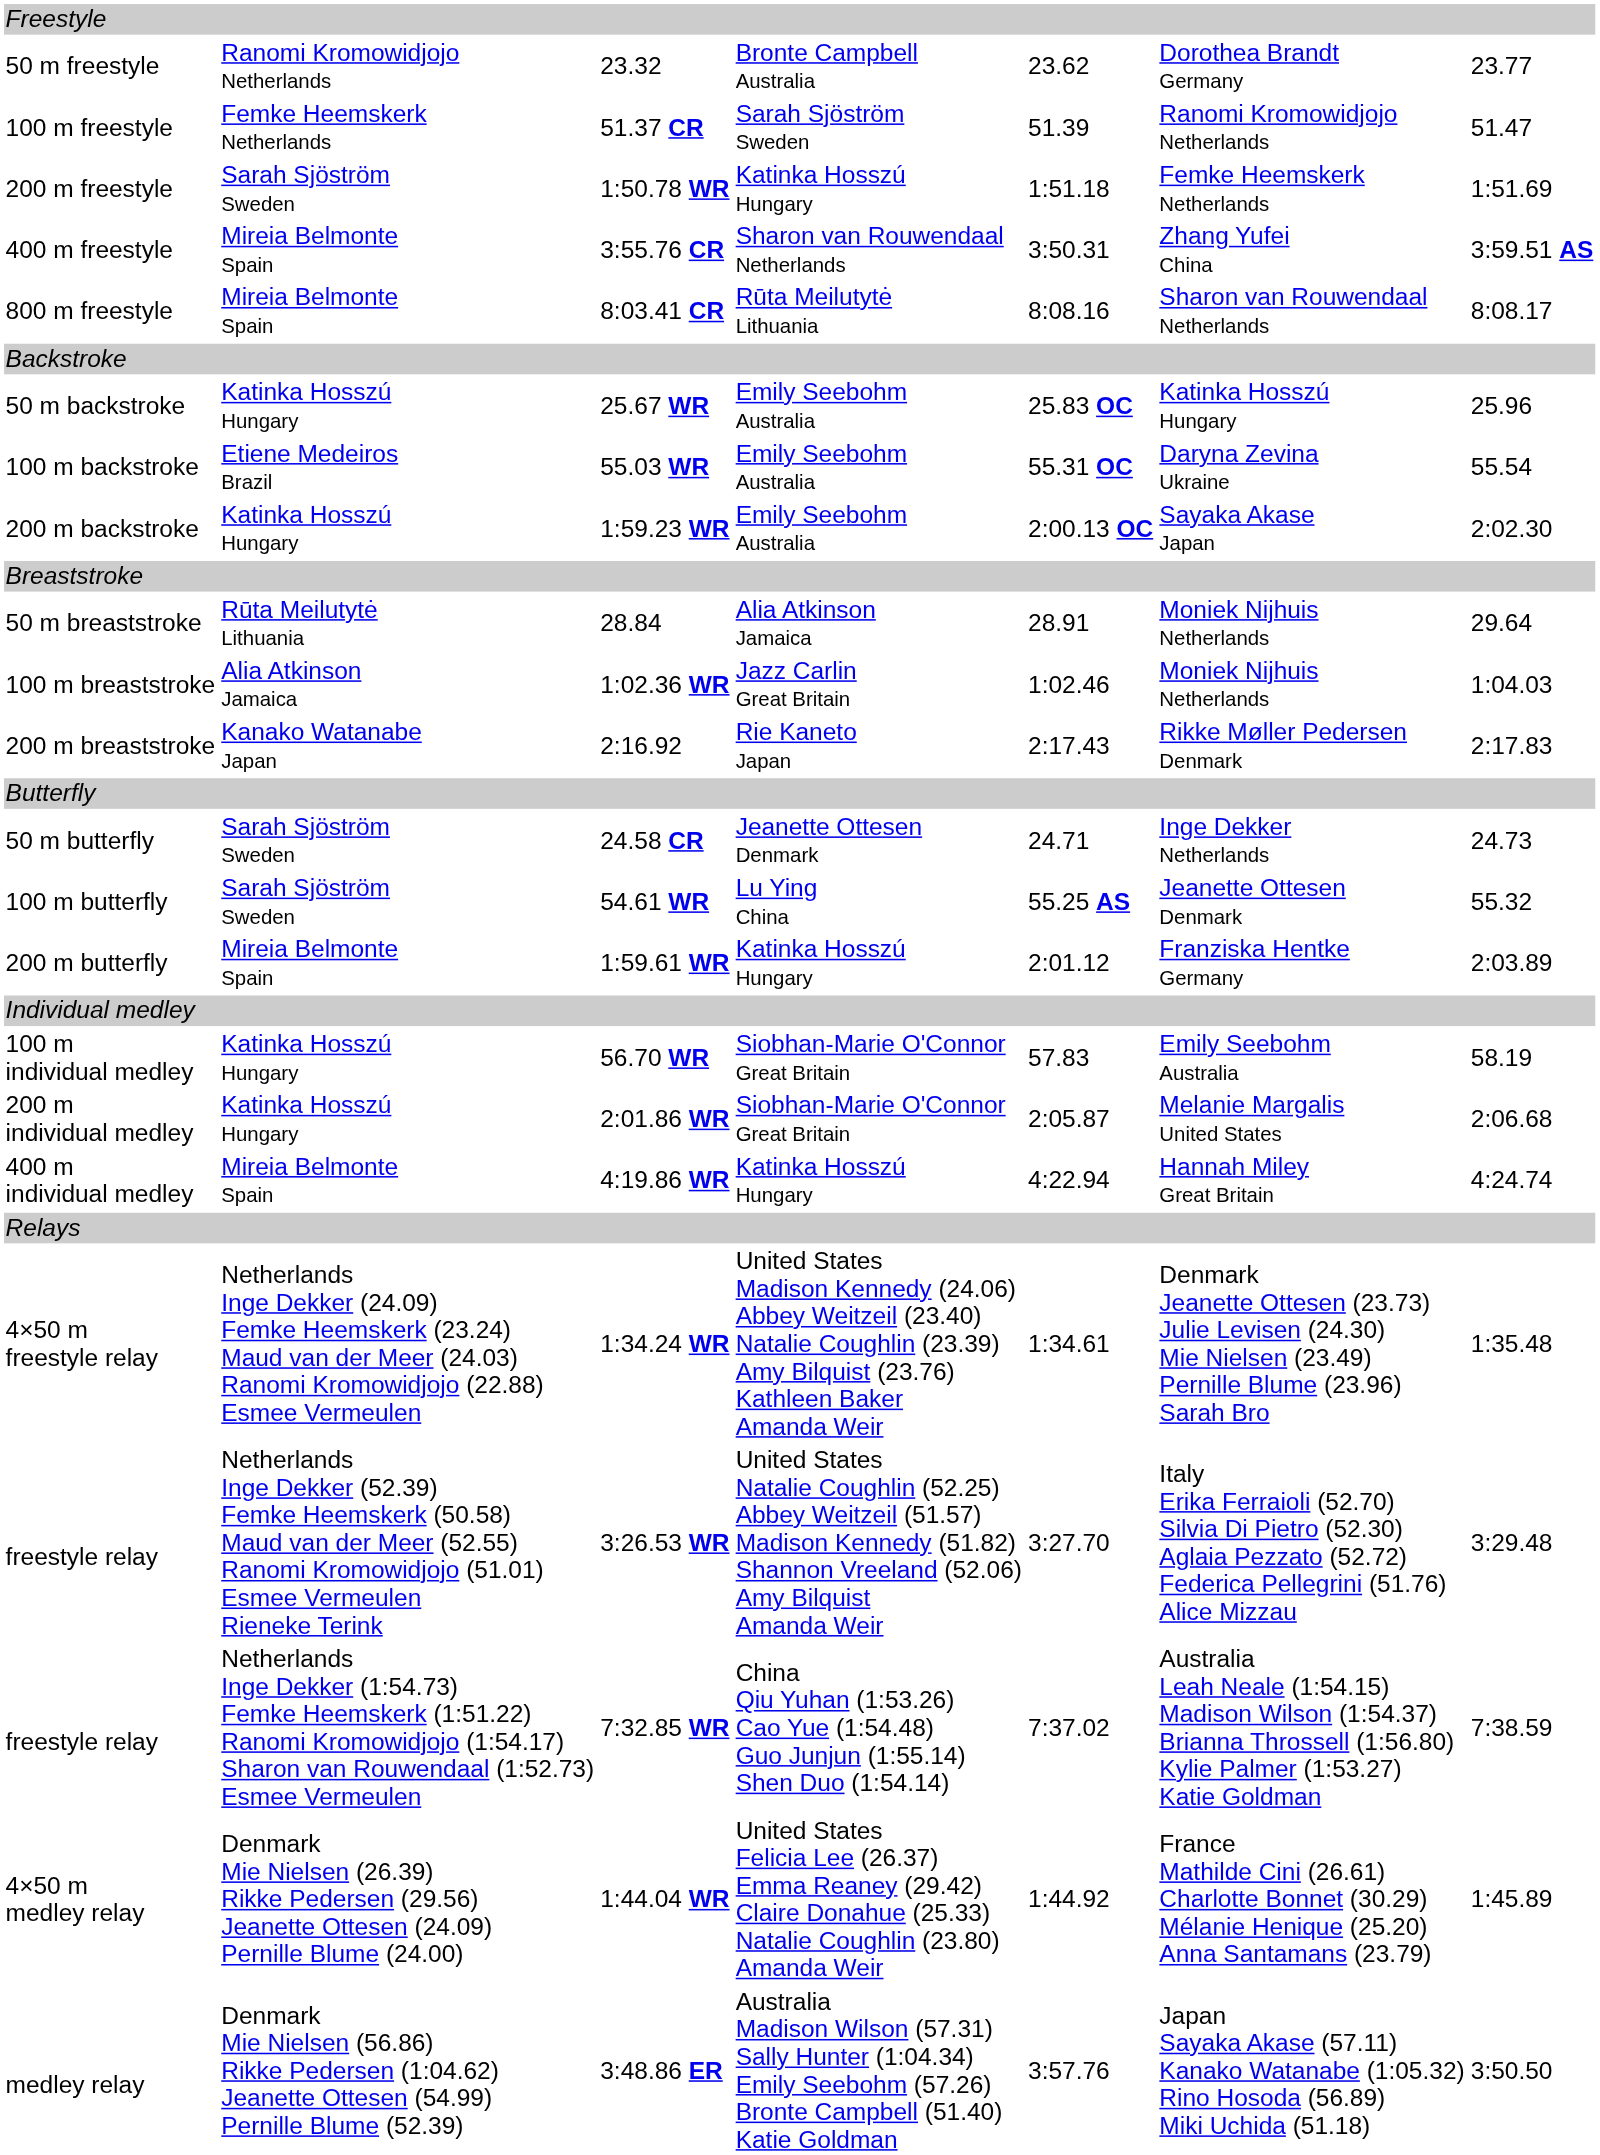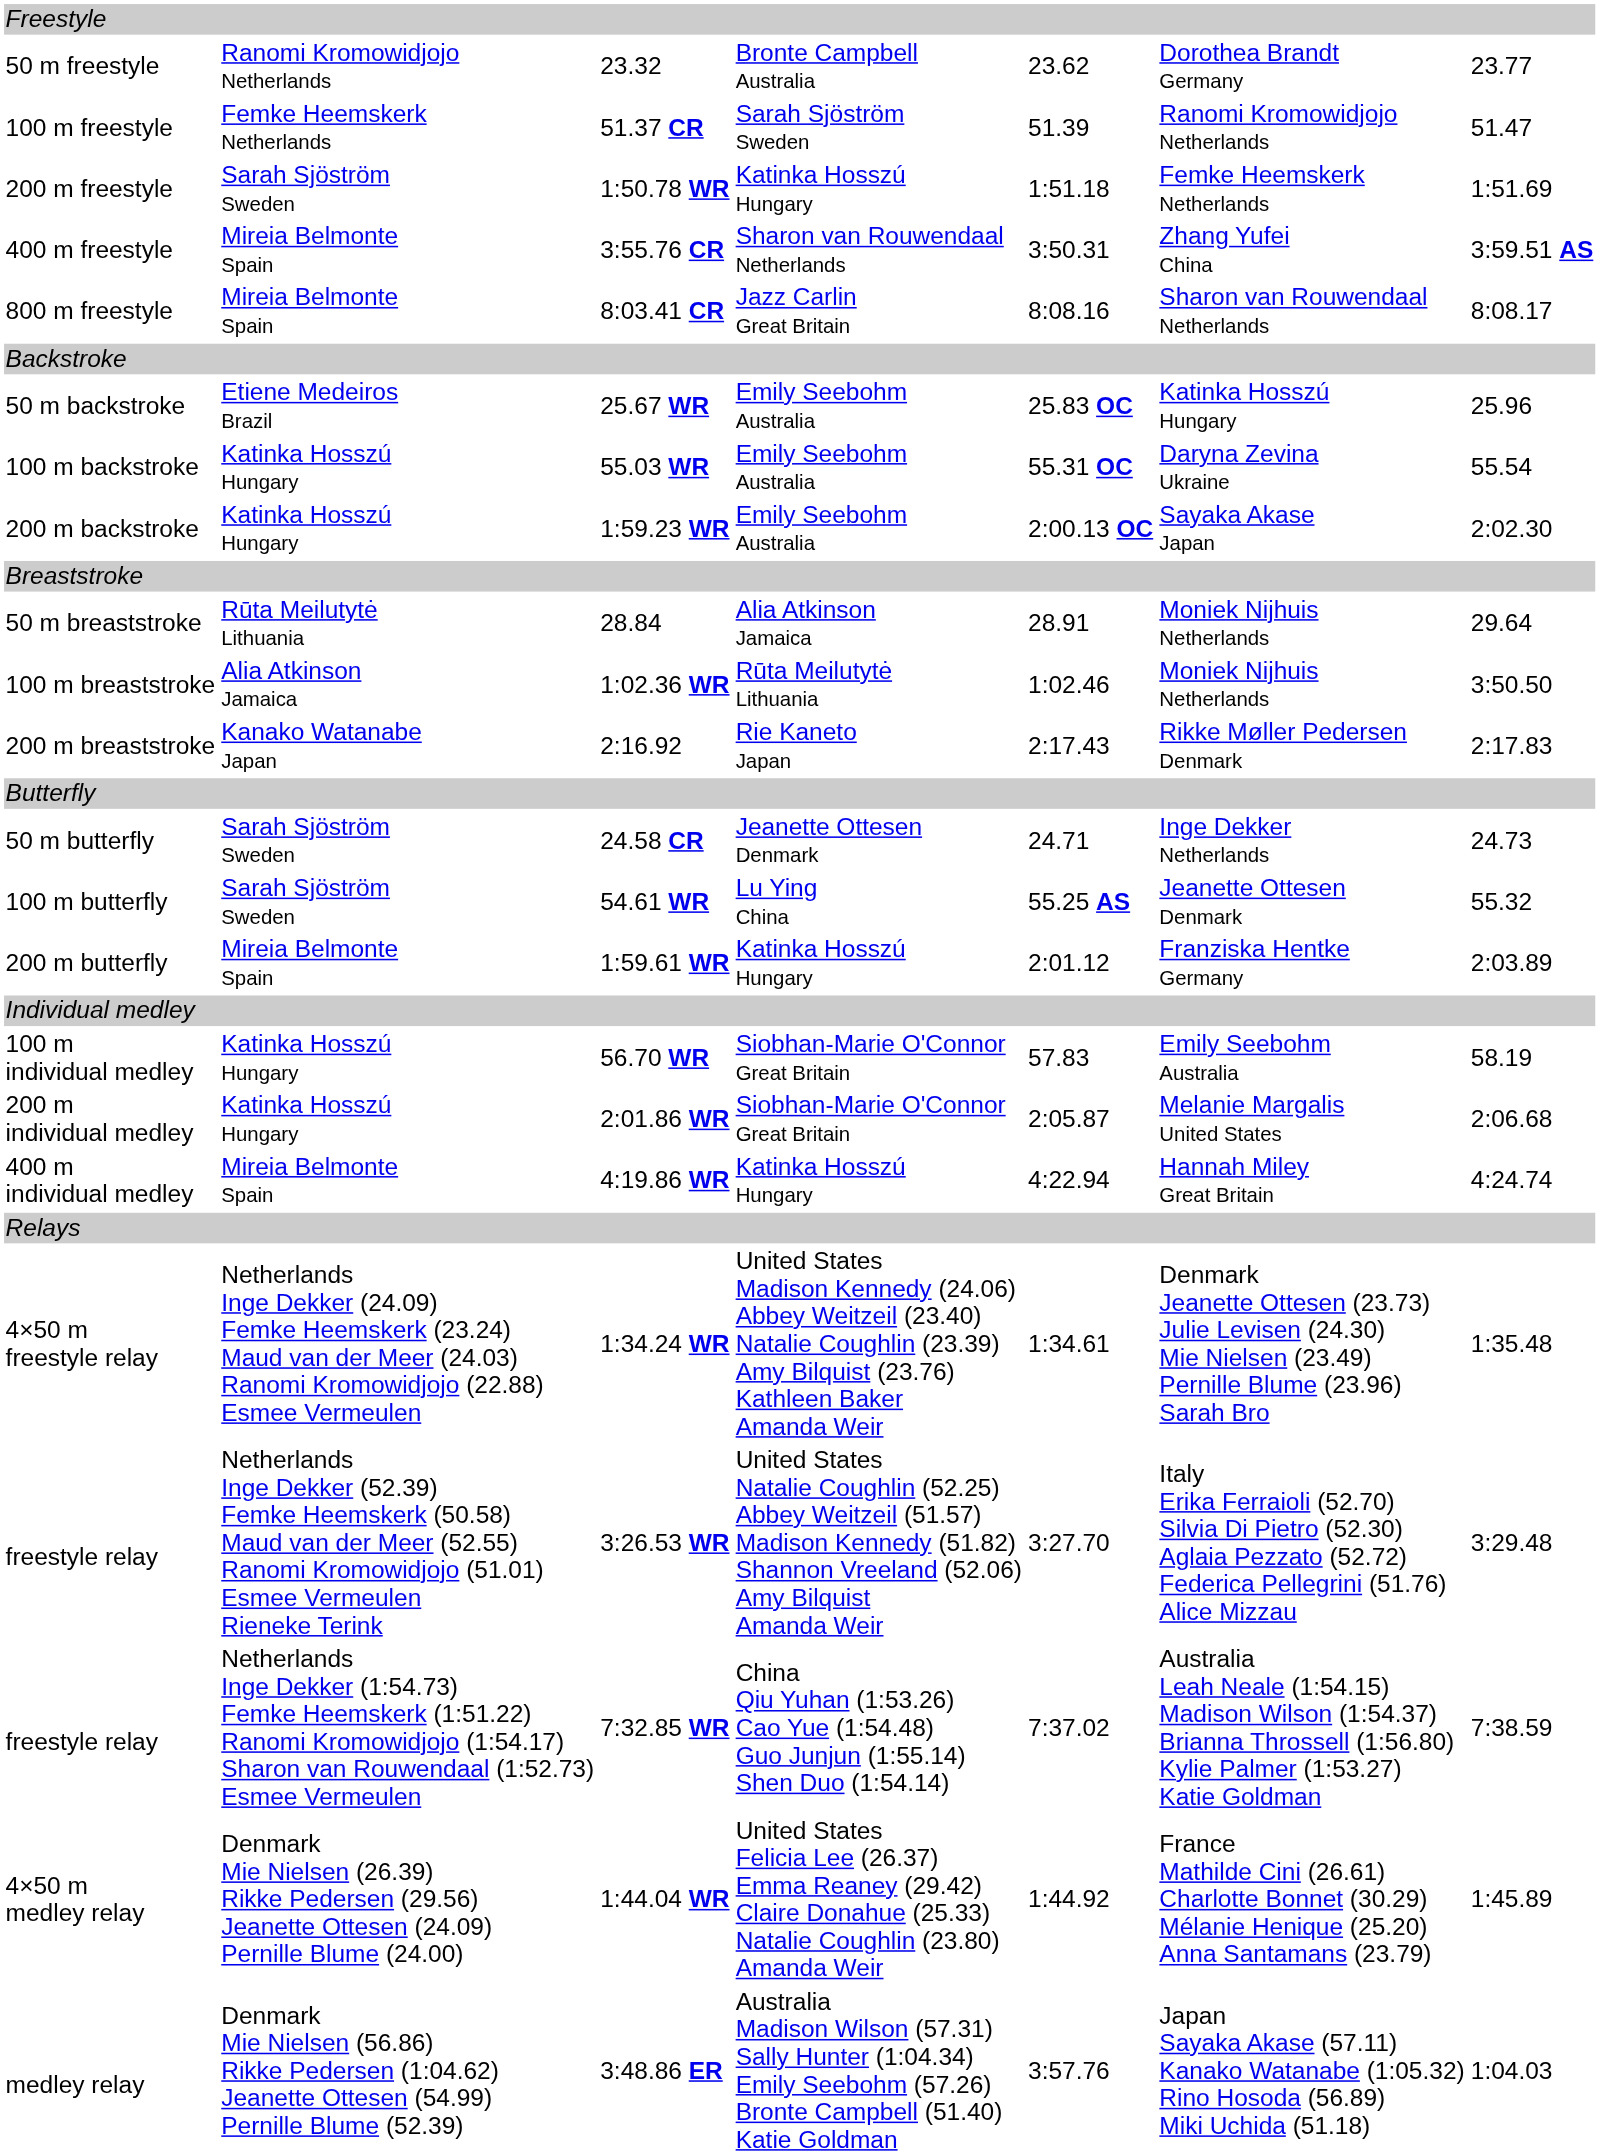(814, 311) Rūta Meilutytė Lithuania -> (796, 311) Jazz Carlin Great Britain
(306, 406) Katinka Hosszú Hungary -> (310, 406) Etiene Medeiros Brazil
(310, 467) Etiene Medeiros Brazil -> (306, 467) Katinka Hosszú Hungary
(796, 684) Jazz Carlin Great Britain -> (814, 684) Rūta Meilutytė Lithuania
(1512, 684) 1:04.03 -> (1512, 684) 3:50.50
(1512, 2070) 3:50.50 -> (1512, 2070) 1:04.03
